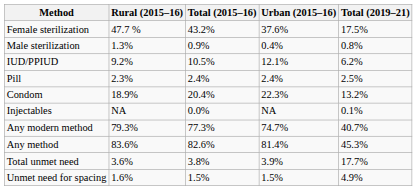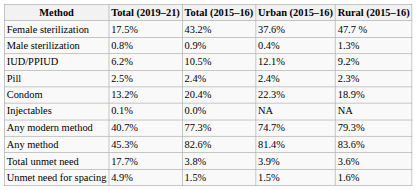columns swapped: (375, 12) <-> (147, 12)
